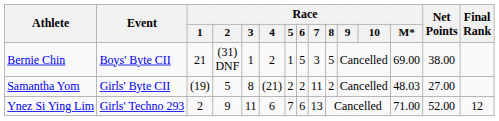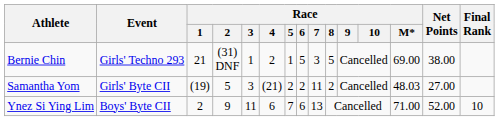(135, 60) Boys' Byte CII -> (142, 60) Girls' Techno 293
(251, 86) 8 -> (251, 86) 3
(142, 106) Girls' Techno 293 -> (135, 106) Boys' Byte CII
(477, 106) 12 -> (477, 106) 10
